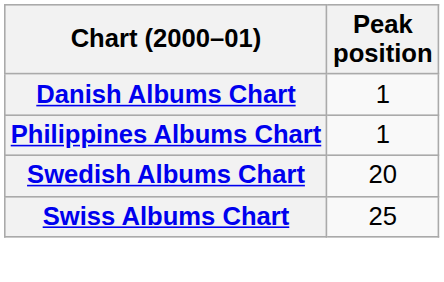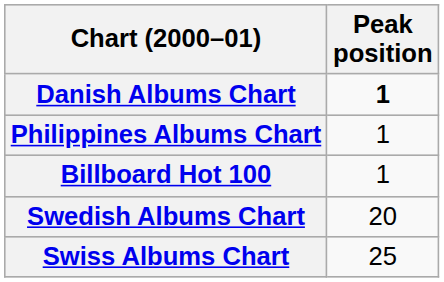(383, 94) normal -> (383, 94) bold
+ row: (166, 175)
